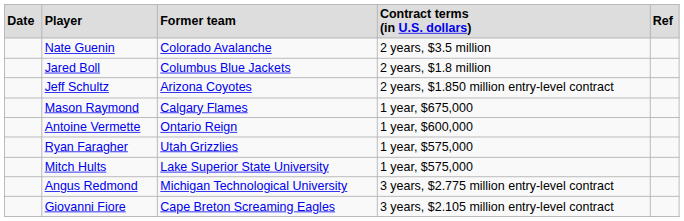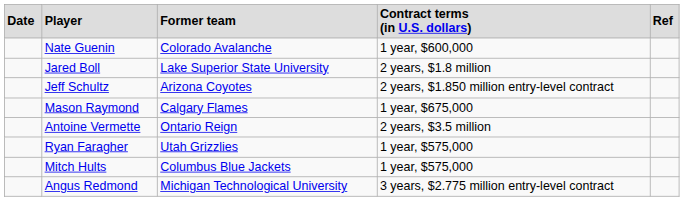(435, 48) 2 years, $3.5 million -> (426, 48) 1 year, $600,000
(225, 68) Columbus Blue Jackets -> (245, 68) Lake Superior State University
(426, 127) 1 year, $600,000 -> (435, 127) 2 years, $3.5 million
(245, 166) Lake Superior State University -> (225, 166) Columbus Blue Jackets
- row: (85, 206)
